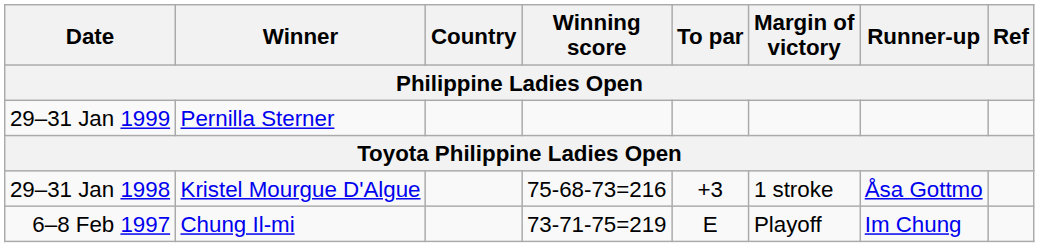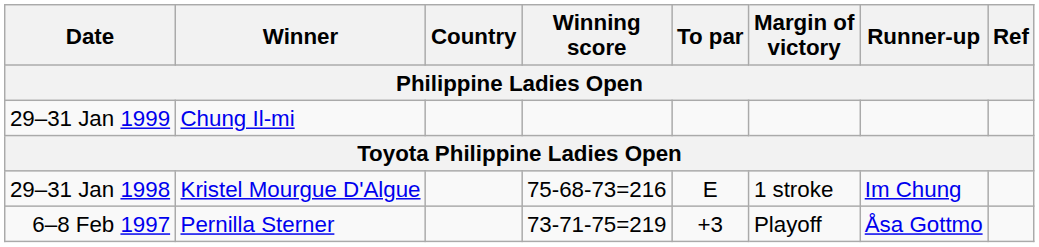(257, 118) Pernilla Sterner -> (238, 118) Chung Il-mi
(710, 189) +3 -> (710, 189) E
(924, 189) Åsa Gottmo -> (913, 189) Im Chung
(238, 224) Chung Il-mi -> (257, 224) Pernilla Sterner
(710, 224) E -> (710, 224) +3
(913, 224) Im Chung -> (924, 224) Åsa Gottmo
